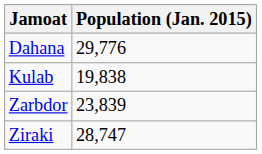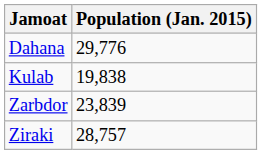(101, 134) 28,747 -> (101, 134) 28,757
